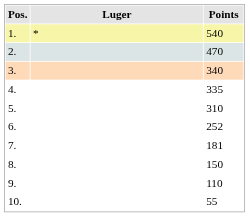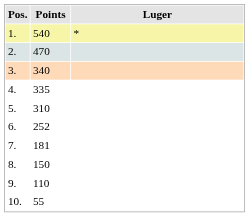columns swapped: (117, 14) <-> (224, 14)
